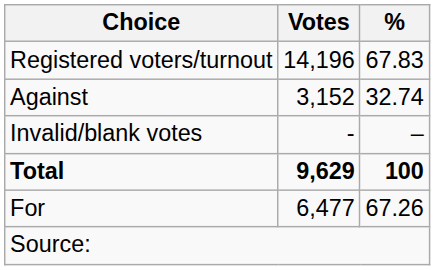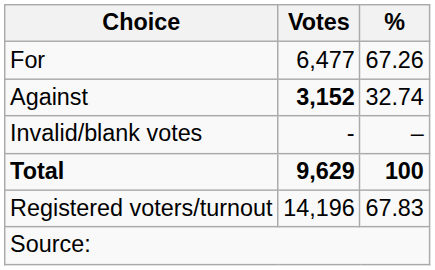rows swapped: (28, 208) <-> (141, 60)
(325, 97) normal -> (325, 97) bold
